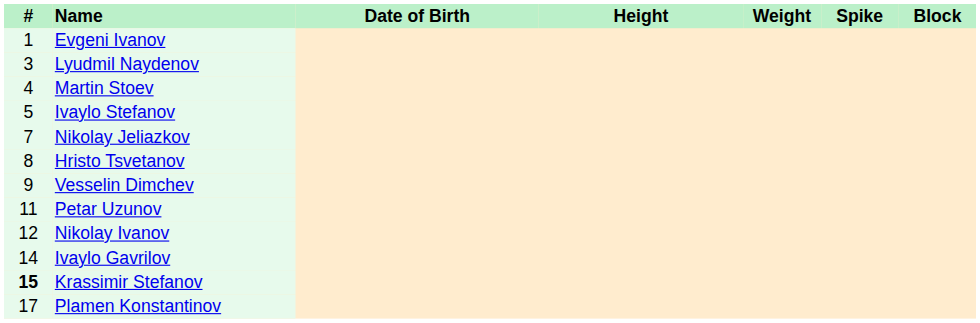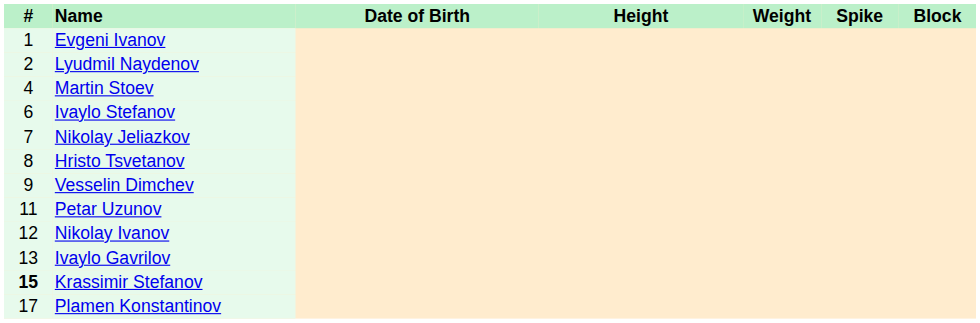(28, 64) 3 -> (28, 64) 2
(28, 112) 5 -> (28, 112) 6
(28, 258) 14 -> (28, 258) 13
